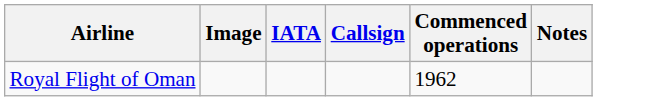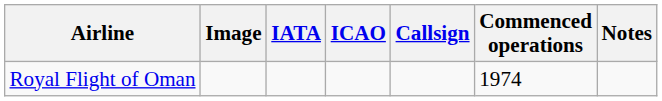+ column: (358, 33)
(435, 78) 1962 -> (500, 78) 1974
